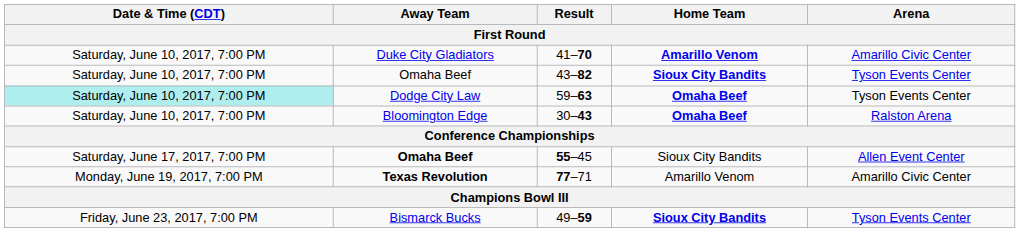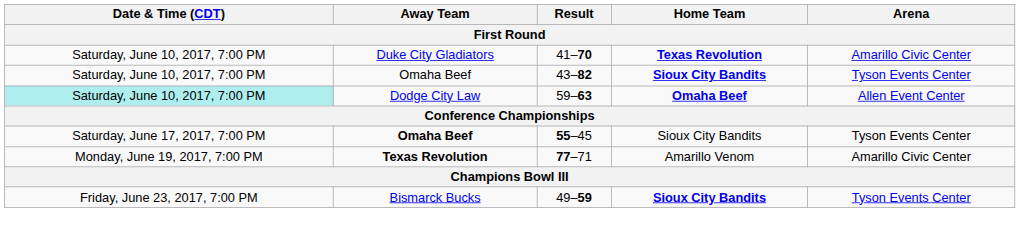(709, 55) Amarillo Venom -> (709, 55) Texas Revolution
(911, 95) Tyson Events Center -> (911, 95) Allen Event Center
- row: (574, 116)
(911, 156) Allen Event Center -> (911, 136) Tyson Events Center
